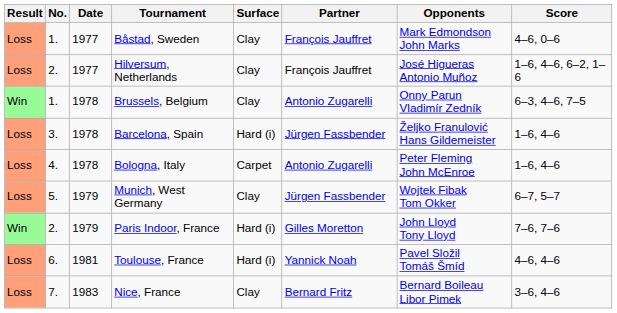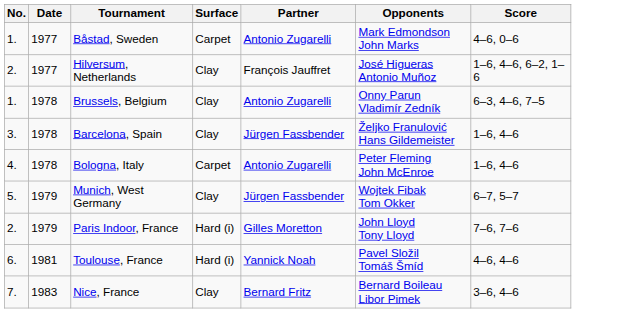- column: (25, 13)
(248, 38) Clay -> (213, 38) Carpet
(328, 38) François Jauffret -> (287, 38) Antonio Zugarelli
(256, 133) Hard (i) -> (207, 133) Clay
